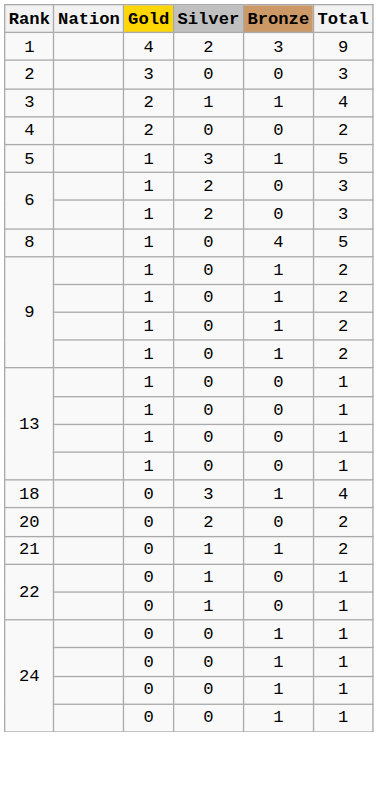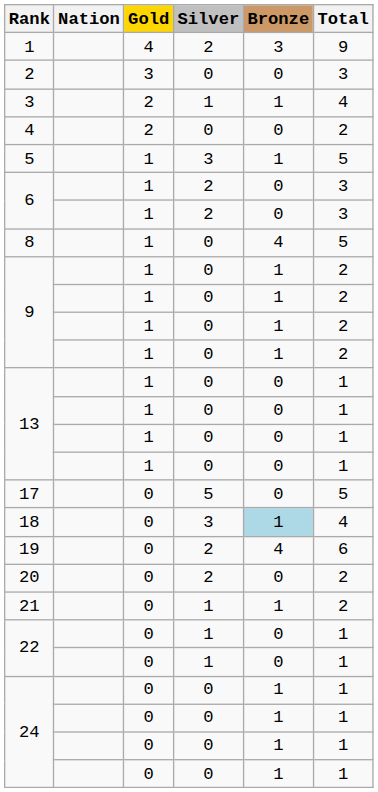+ row: (29, 494)
(278, 494) no background -> (278, 522) lightblue background
+ row: (29, 550)
